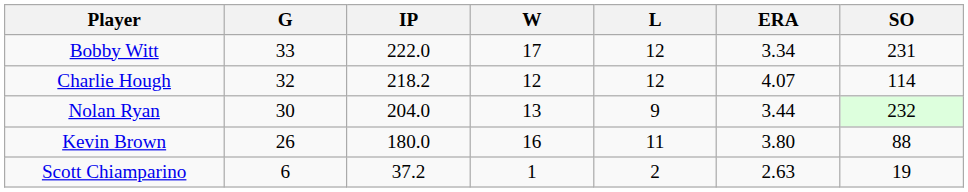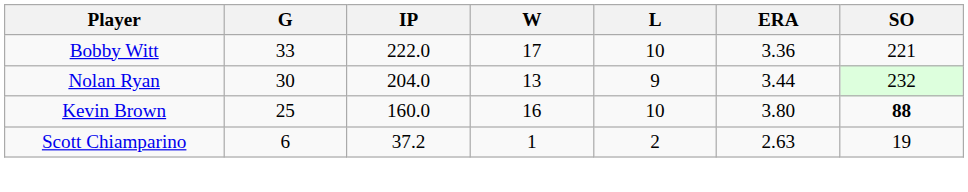(655, 50) 12 -> (655, 50) 10
(778, 50) 3.34 -> (778, 50) 3.36
(902, 50) 231 -> (902, 50) 221
- row: (114, 80)
(285, 141) 26 -> (285, 111) 25
(409, 141) 180.0 -> (409, 111) 160.0
(655, 141) 11 -> (655, 111) 10
(902, 141) normal -> (902, 111) bold
